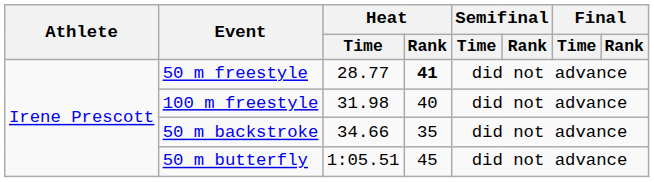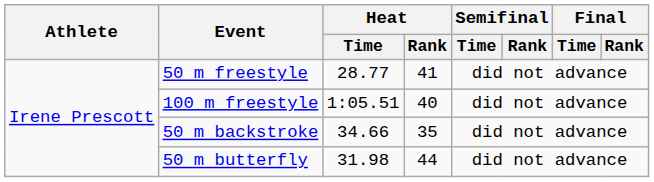(427, 74) bold -> (427, 74) normal
(363, 103) 31.98 -> (363, 103) 1:05.51
(363, 161) 1:05.51 -> (363, 161) 31.98
(427, 161) 45 -> (427, 161) 44
